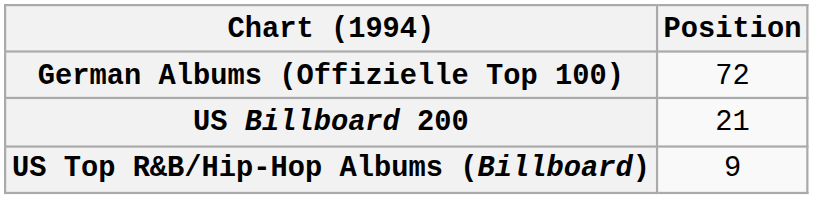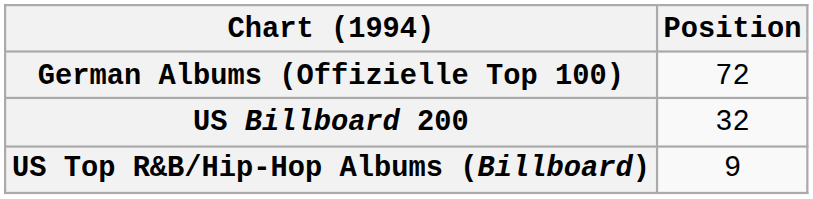(733, 122) 21 -> (733, 122) 32
